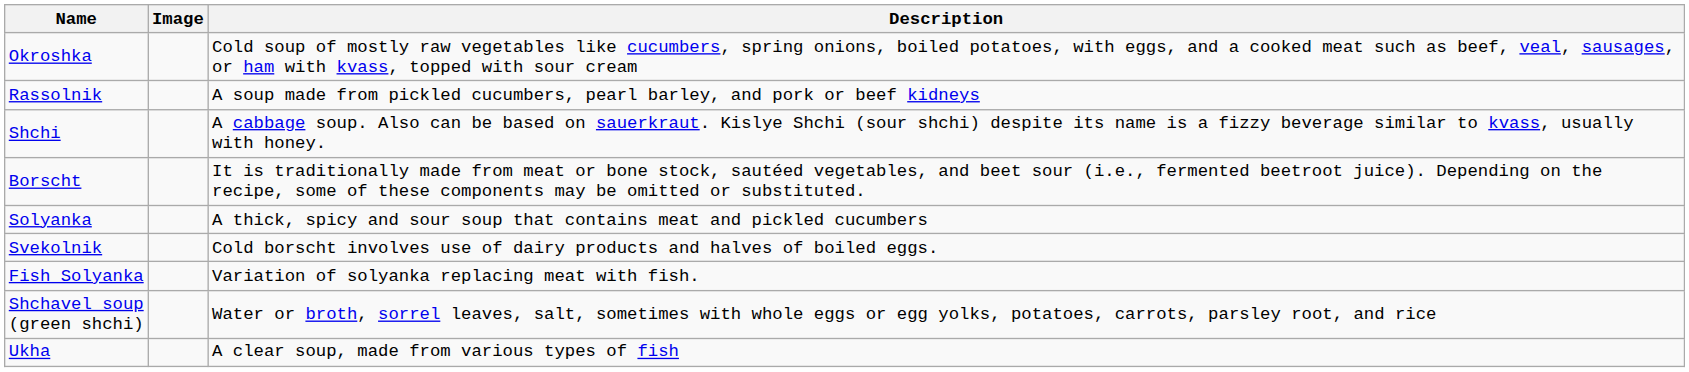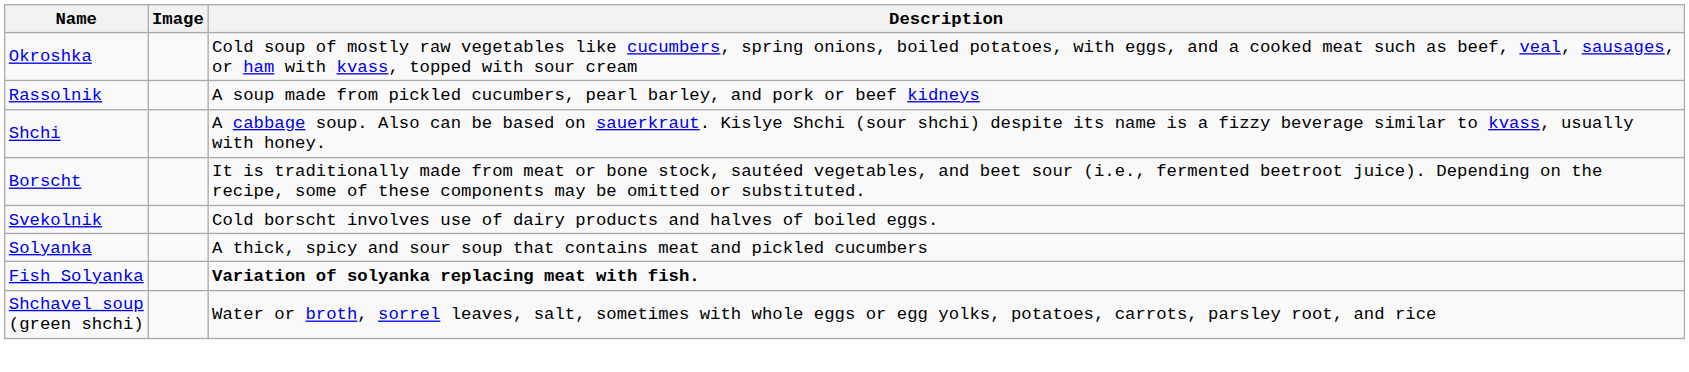rows swapped: (55, 248) <-> (50, 220)
(456, 276) normal -> (456, 276) bold
- row: (30, 352)
